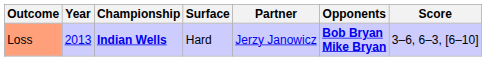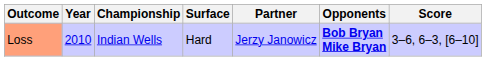(78, 39) 2013 -> (78, 39) 2010
(132, 39) bold -> (129, 39) normal
